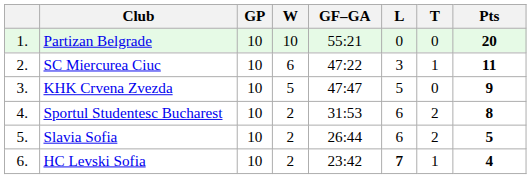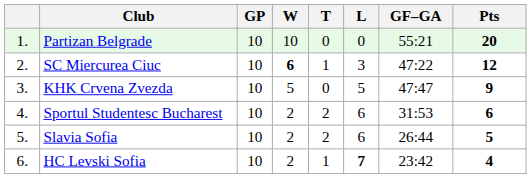columns swapped: (435, 16) <-> (345, 16)
(290, 64) normal -> (290, 64) bold
(489, 64) 11 -> (489, 64) 12
(489, 112) 8 -> (489, 112) 6
